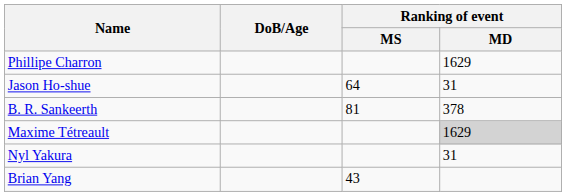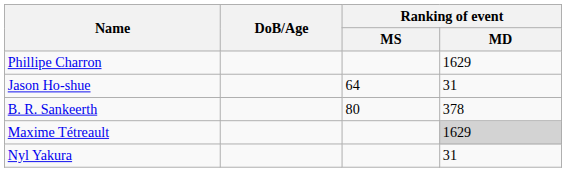(353, 109) 81 -> (353, 109) 80
- row: (40, 179)
